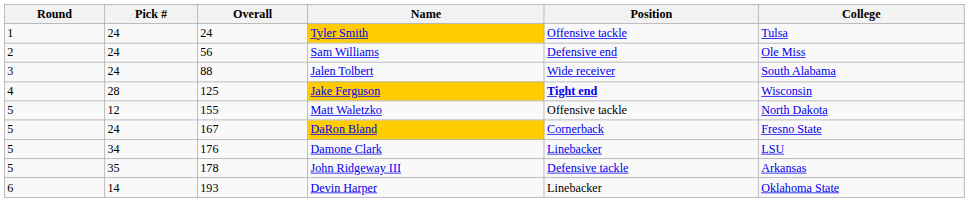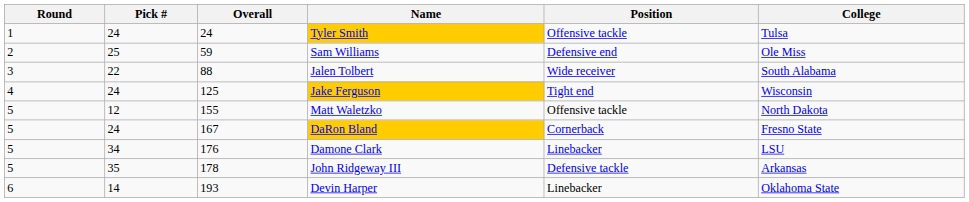(114, 52) 24 -> (114, 52) 25
(206, 52) 56 -> (206, 52) 59
(114, 71) 24 -> (114, 71) 22
(114, 91) 28 -> (114, 91) 24
(572, 91) bold -> (570, 91) normal
